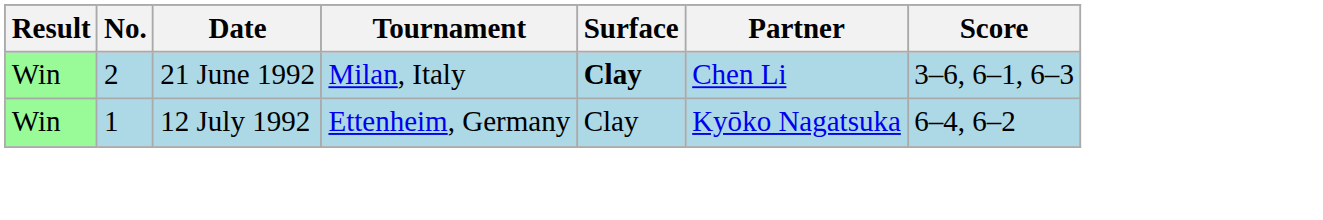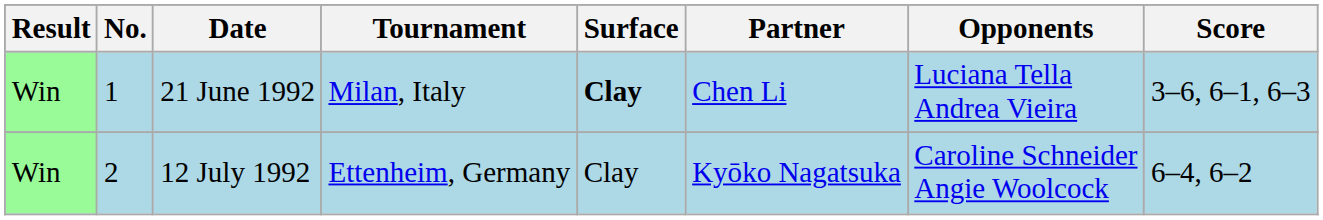+ column: (1026, 27)
(111, 74) 2 -> (111, 91) 1
(111, 121) 1 -> (111, 172) 2
